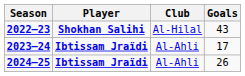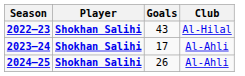columns swapped: (177, 13) <-> (222, 13)
(101, 46) Ibtissam Jraïdi -> (98, 46) Shokhan Salihi
(101, 63) Ibtissam Jraïdi -> (98, 63) Shokhan Salihi
